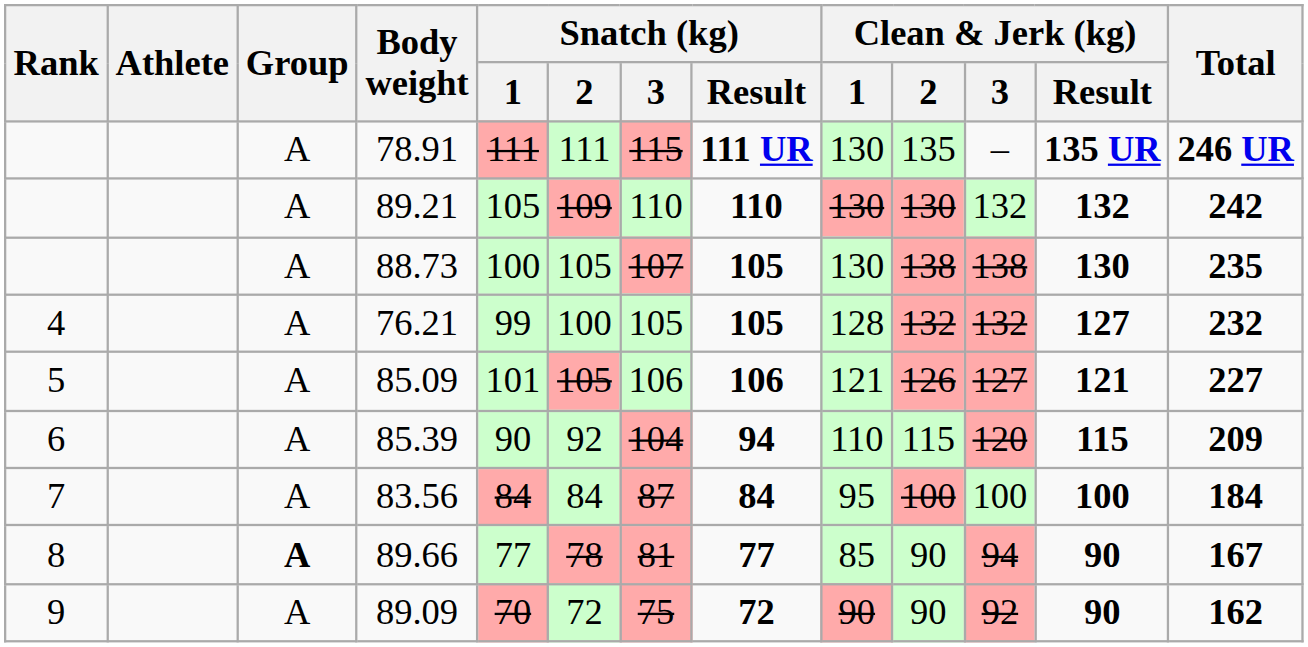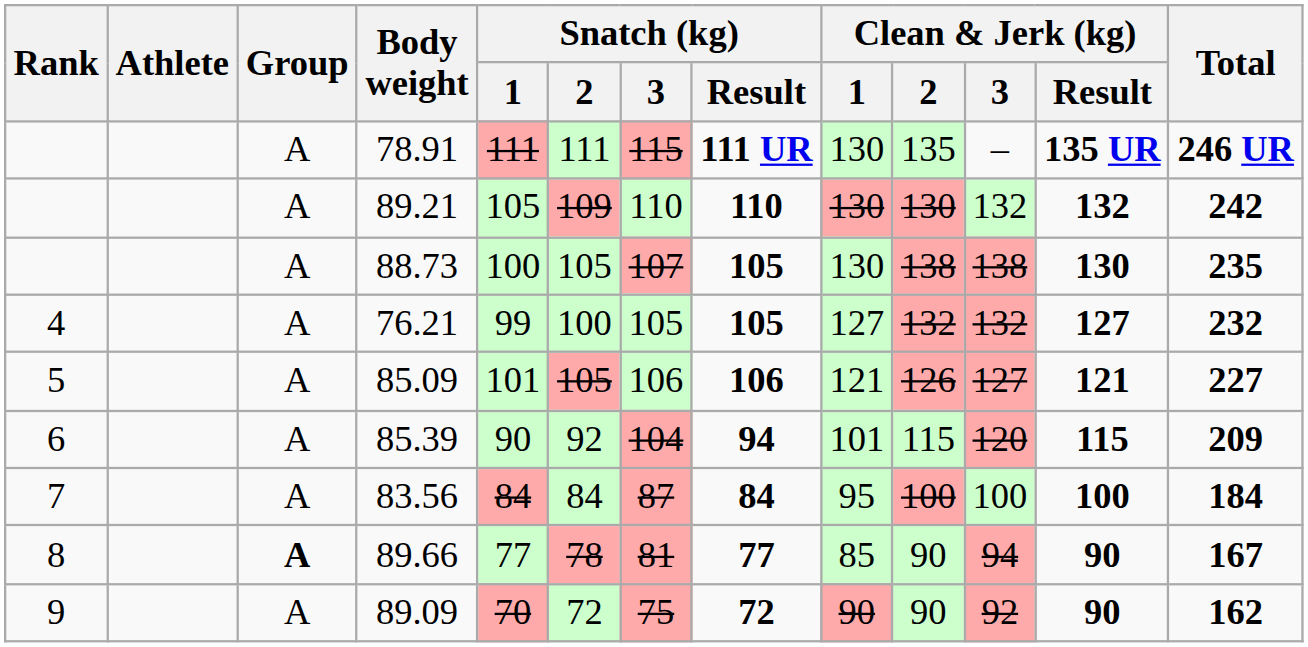(857, 322) 128 -> (857, 322) 127
(857, 438) 110 -> (857, 438) 101
